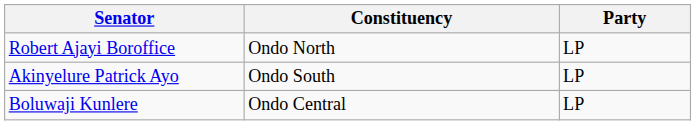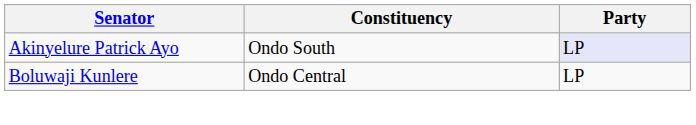- row: (92, 47)
(574, 76) no background -> (574, 47) lavender background
